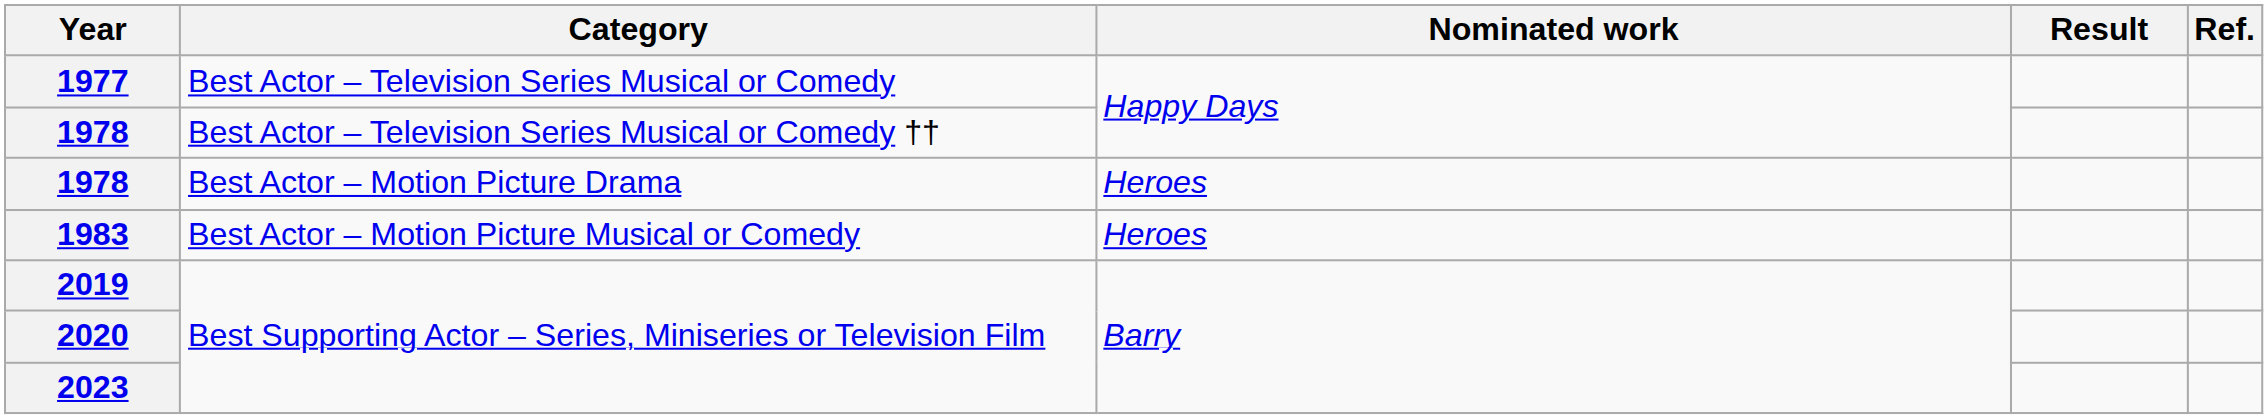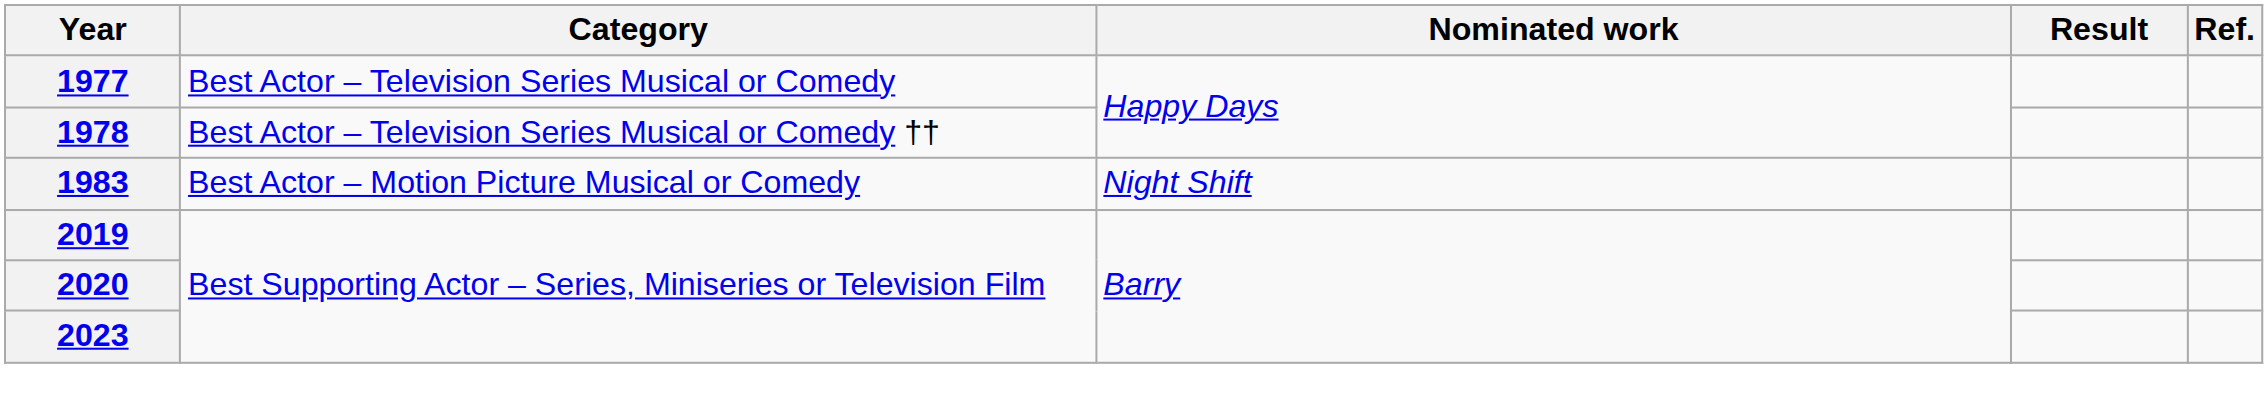- row: (93, 183)
(1155, 234) Heroes -> (1178, 183) Night Shift
